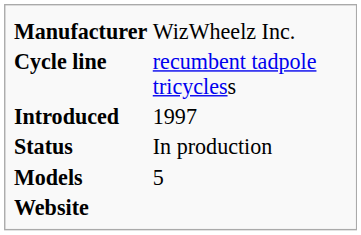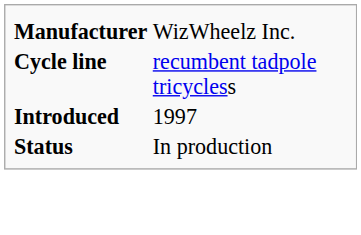- row: (48, 177)
- row: (51, 208)
